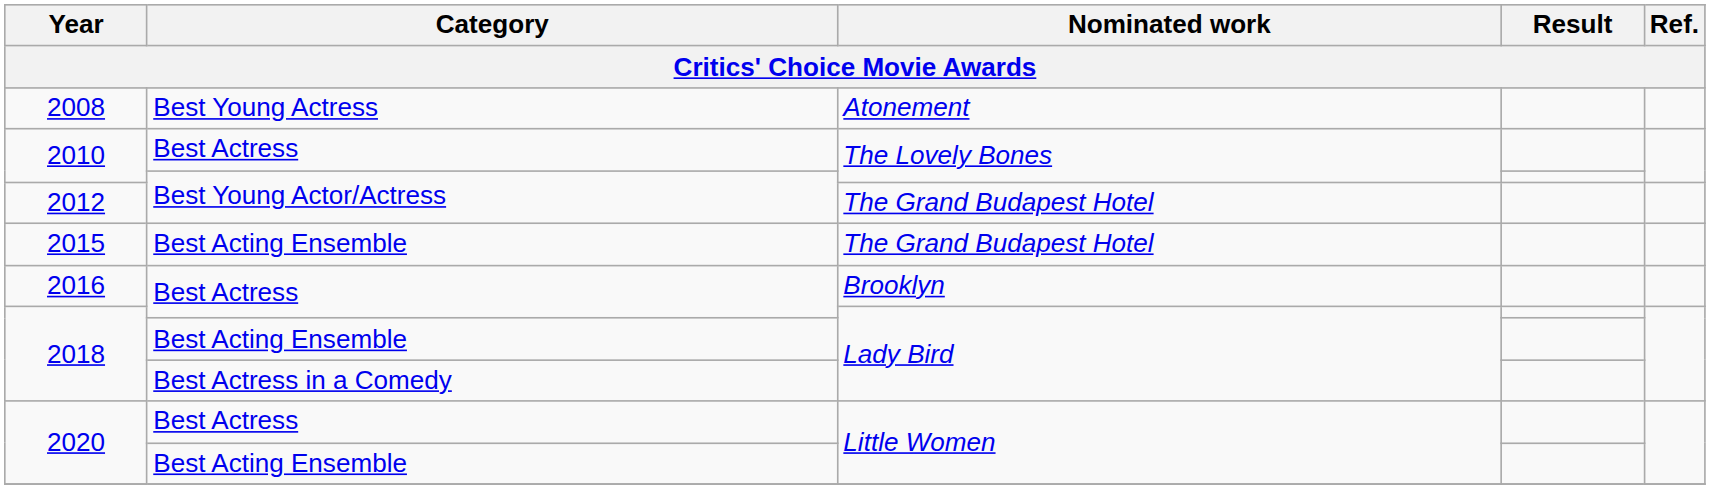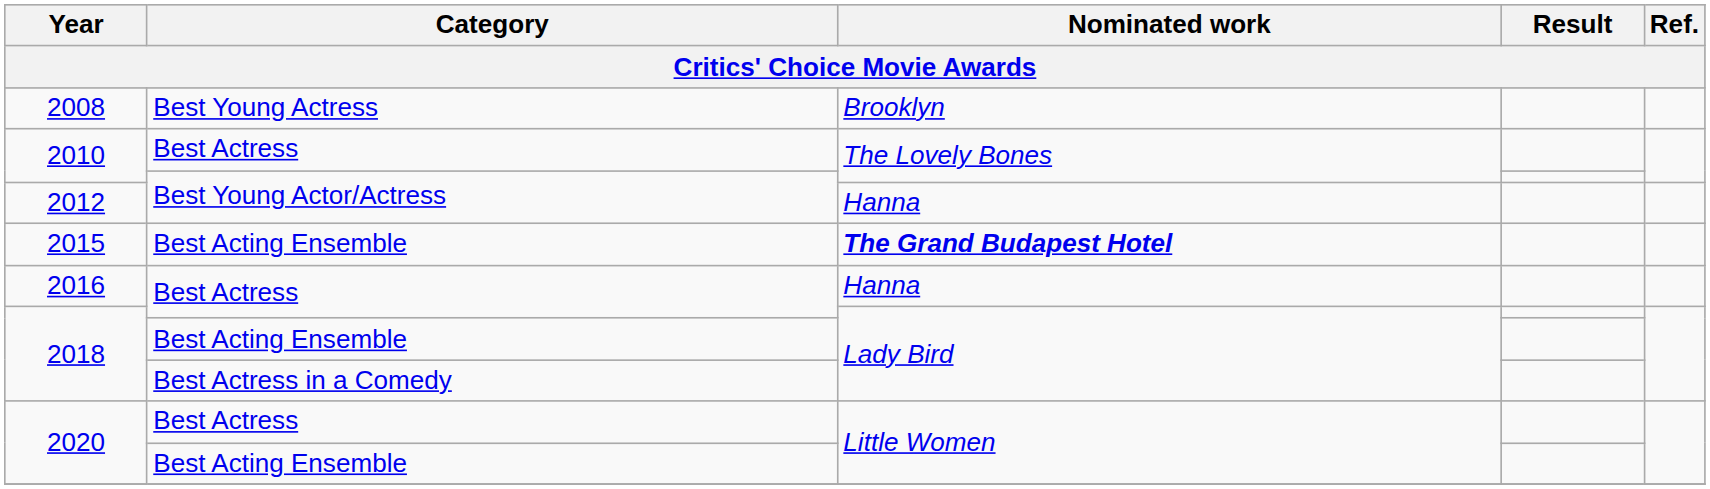(906, 107) Atonement -> (894, 107) Brooklyn
(998, 202) The Grand Budapest Hotel -> (882, 202) Hanna
(998, 244) normal -> (1008, 244) bold
(894, 285) Brooklyn -> (882, 285) Hanna
